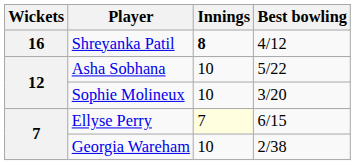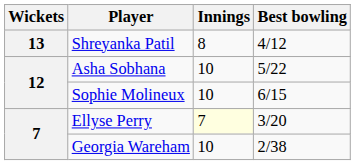(36, 43) 16 -> (36, 43) 13
(201, 43) bold -> (201, 43) normal
(272, 95) 3/20 -> (272, 95) 6/15
(272, 120) 6/15 -> (272, 120) 3/20
